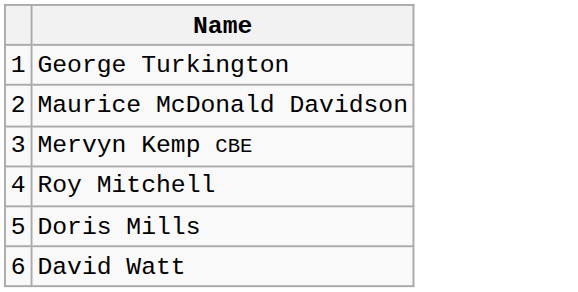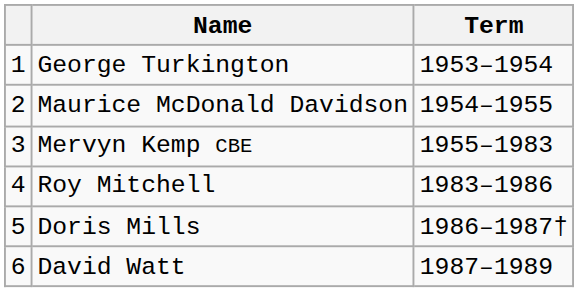+ column: (494, 25)
